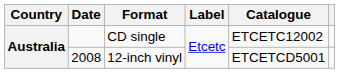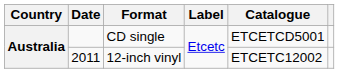(277, 36) ETCETC12002 -> (278, 36) ETCETCD5001
(86, 57) 2008 -> (86, 57) 2011
(278, 57) ETCETCD5001 -> (277, 57) ETCETC12002
